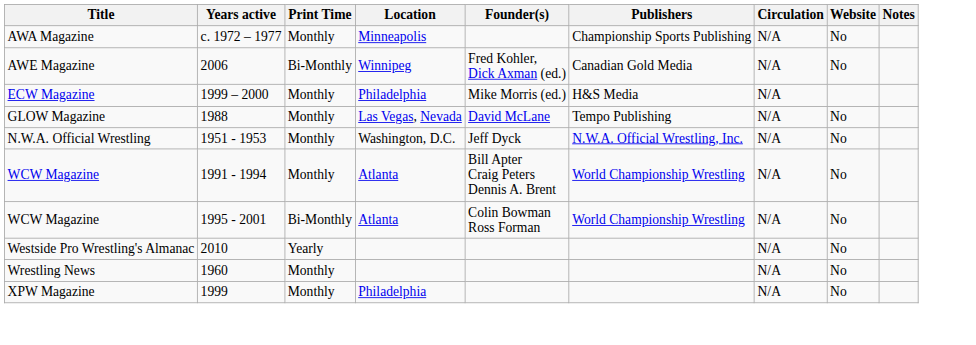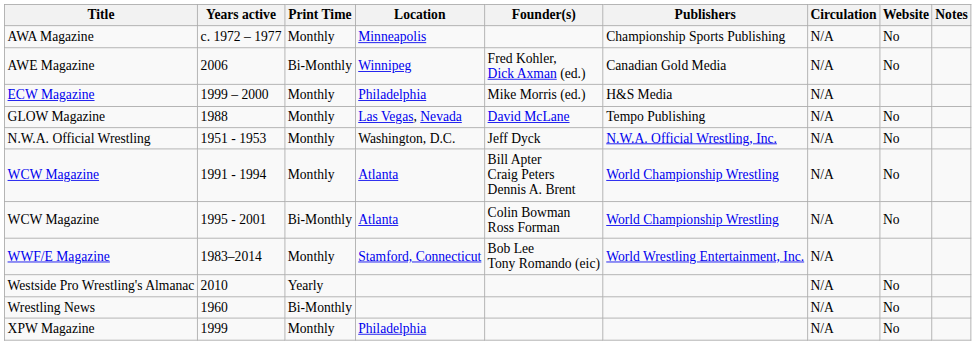+ row: (59, 256)
(311, 270) Monthly -> (320, 307) Bi-Monthly
